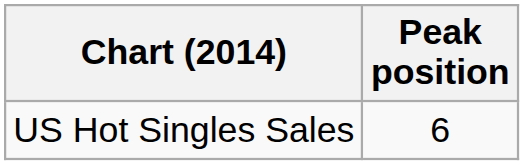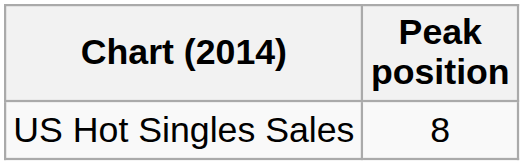(440, 129) 6 -> (440, 129) 8
